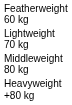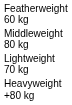rows swapped: (29, 39) <-> (33, 64)
